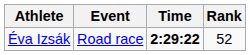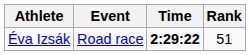(224, 39) 52 -> (224, 39) 51
